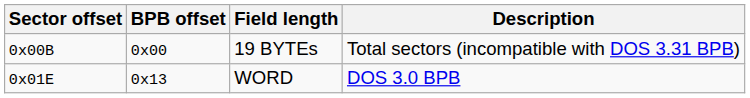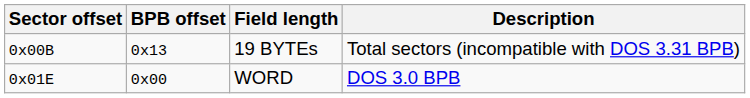(149, 50) 0x00 -> (149, 50) 0x13
(149, 80) 0x13 -> (149, 80) 0x00
